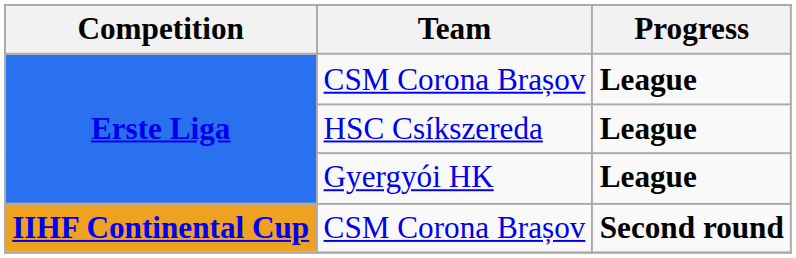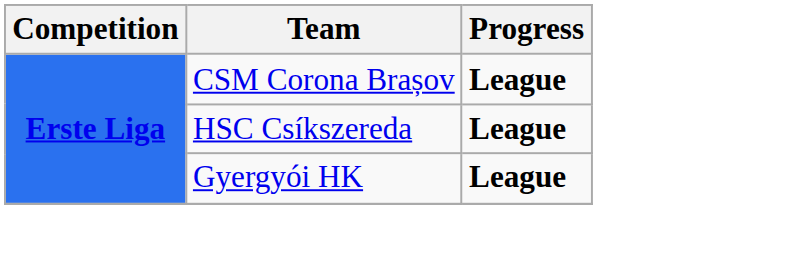- row: (161, 227)
